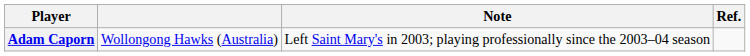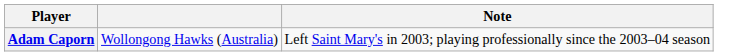- column: (729, 16)
